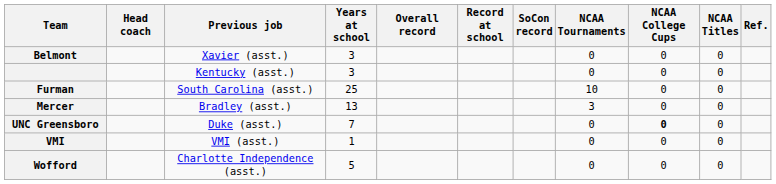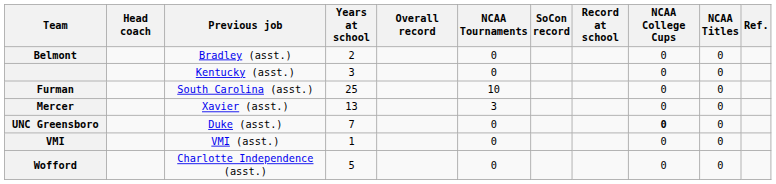columns swapped: (485, 25) <-> (592, 25)
(245, 55) Xavier (asst.) -> (245, 55) Bradley (asst.)
(351, 55) 3 -> (351, 55) 2
(245, 107) Bradley (asst.) -> (245, 107) Xavier (asst.)
